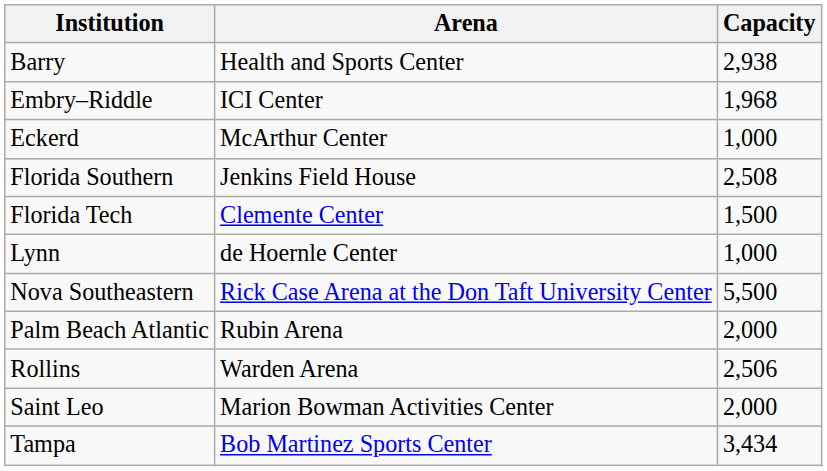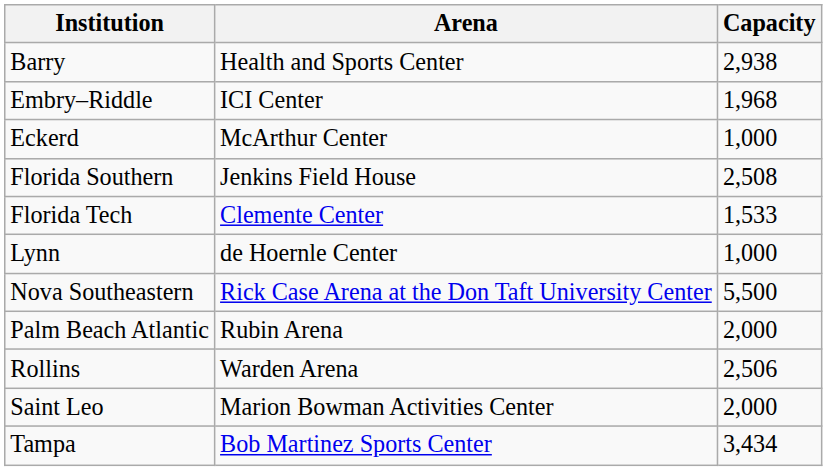(750, 215) 1,500 -> (750, 215) 1,533
